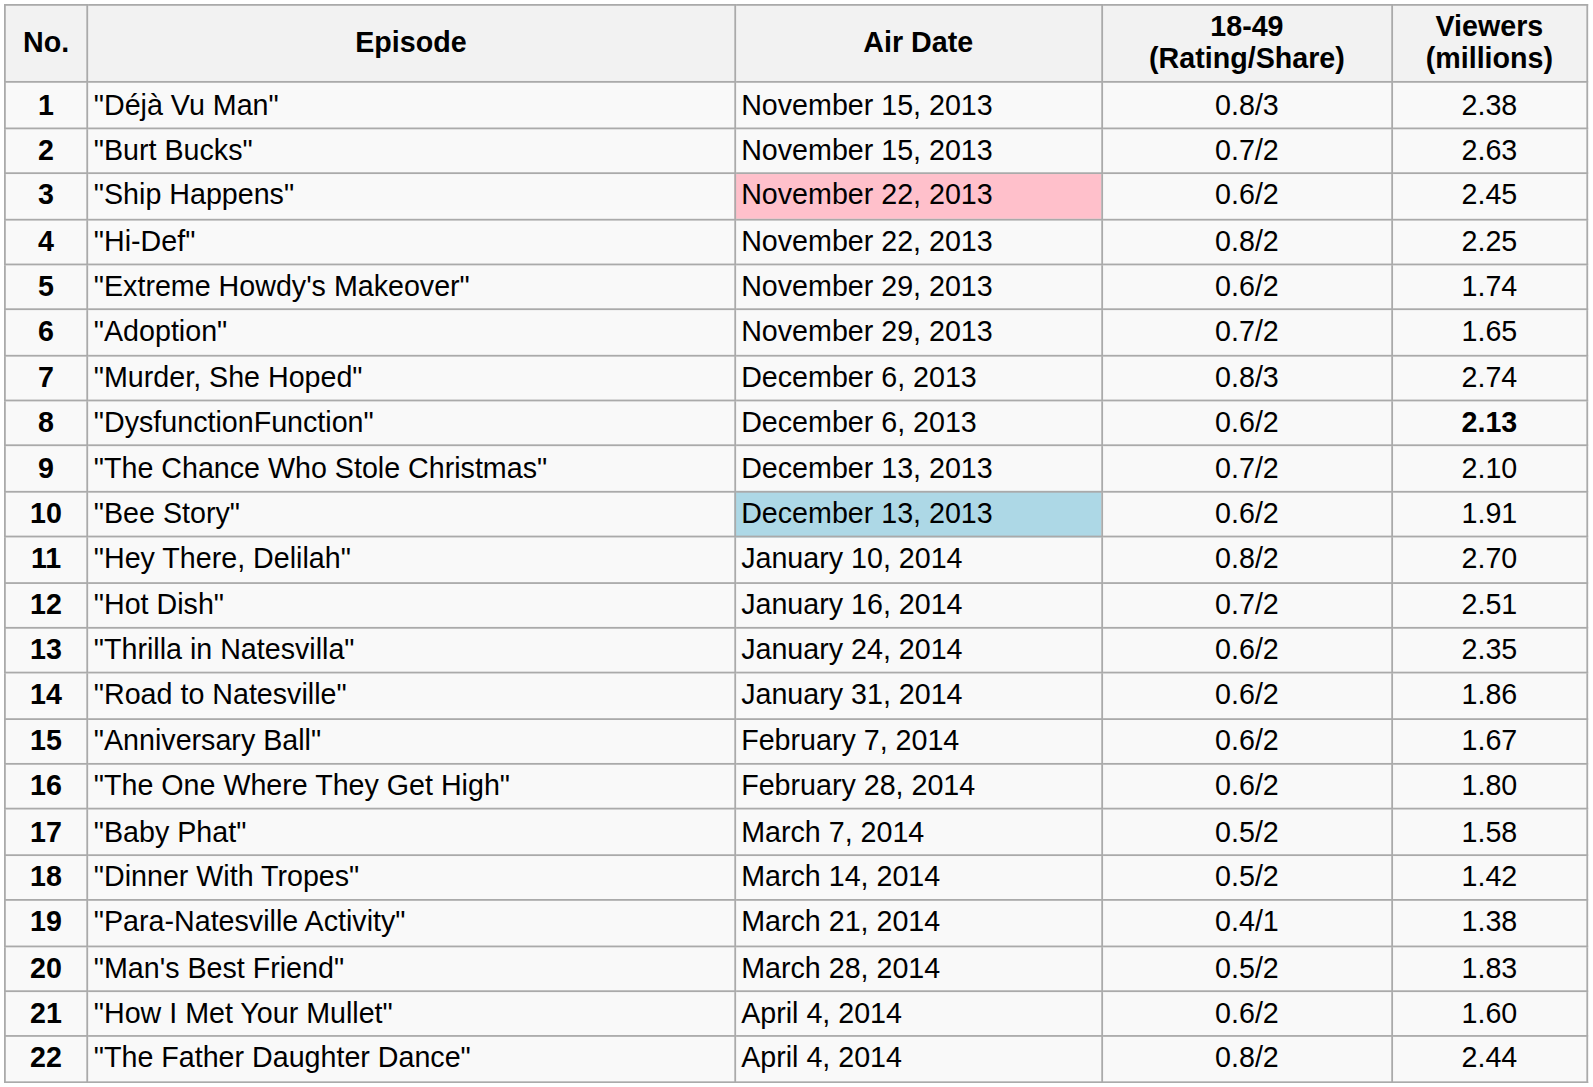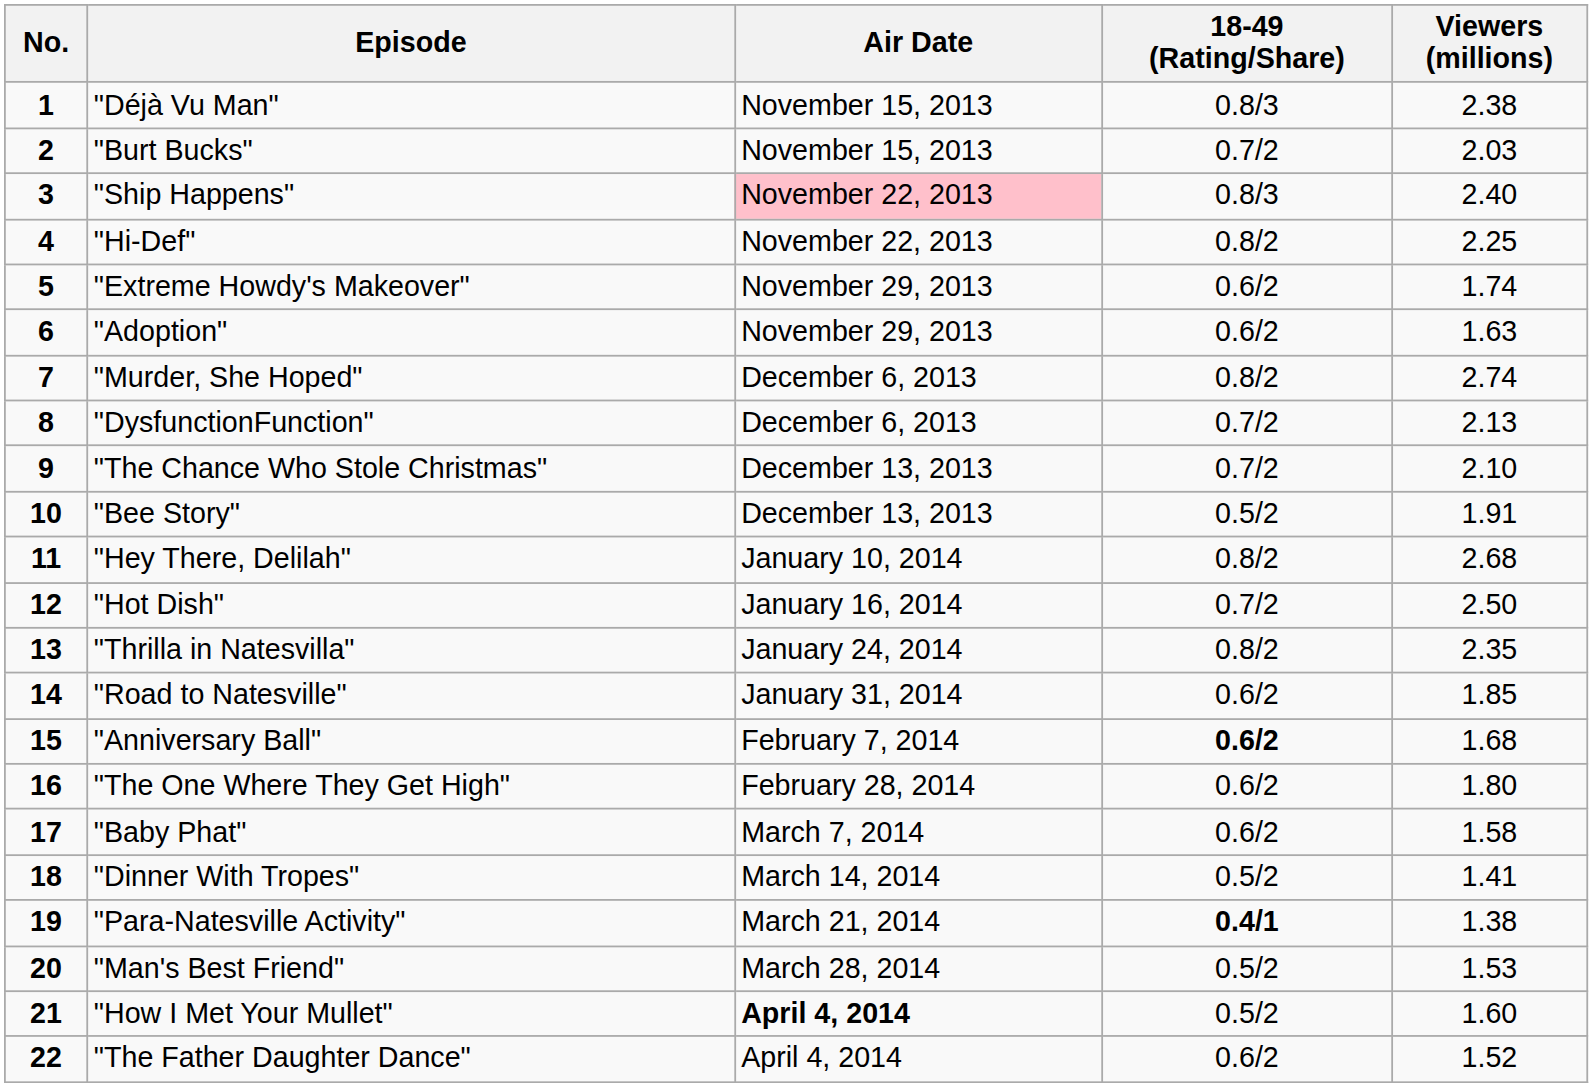(1489, 150) 2.63 -> (1489, 150) 2.03
(1247, 195) 0.6/2 -> (1247, 195) 0.8/3
(1489, 195) 2.45 -> (1489, 195) 2.40
(1247, 331) 0.7/2 -> (1247, 331) 0.6/2
(1489, 331) 1.65 -> (1489, 331) 1.63
(1247, 377) 0.8/3 -> (1247, 377) 0.8/2
(1247, 422) 0.6/2 -> (1247, 422) 0.7/2
(1489, 422) bold -> (1489, 422) normal
(867, 513) lightblue background -> (867, 513) no background
(1247, 513) 0.6/2 -> (1247, 513) 0.5/2
(1489, 559) 2.70 -> (1489, 559) 2.68
(1489, 604) 2.51 -> (1489, 604) 2.50
(1247, 649) 0.6/2 -> (1247, 649) 0.8/2
(1489, 695) 1.86 -> (1489, 695) 1.85
(1247, 740) normal -> (1247, 740) bold
(1489, 740) 1.67 -> (1489, 740) 1.68
(1247, 831) 0.5/2 -> (1247, 831) 0.6/2
(1489, 877) 1.42 -> (1489, 877) 1.41
(1247, 922) normal -> (1247, 922) bold
(1489, 967) 1.83 -> (1489, 967) 1.53
(822, 1013) normal -> (826, 1013) bold
(1247, 1013) 0.6/2 -> (1247, 1013) 0.5/2
(1247, 1058) 0.8/2 -> (1247, 1058) 0.6/2
(1489, 1058) 2.44 -> (1489, 1058) 1.52
